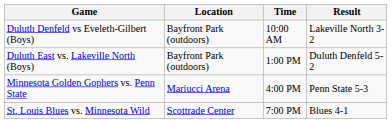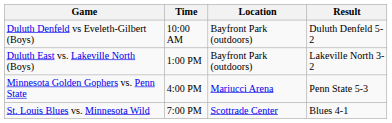columns swapped: (214, 12) <-> (285, 12)
(347, 34) Lakeville North 3-2 -> (346, 34) Duluth Denfeld 5-2
(346, 61) Duluth Denfeld 5-2 -> (347, 61) Lakeville North 3-2
